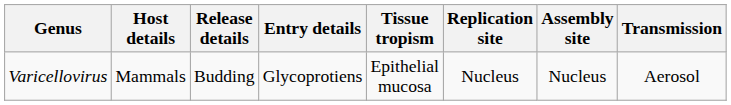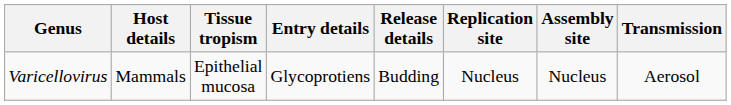columns swapped: (405, 28) <-> (224, 28)
